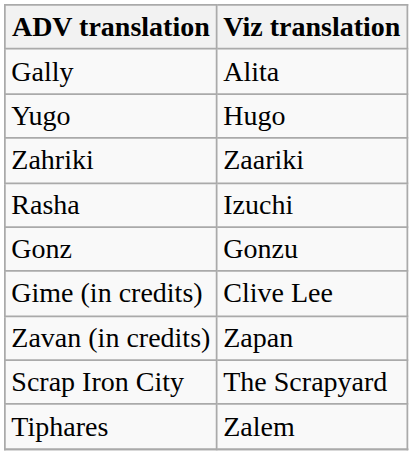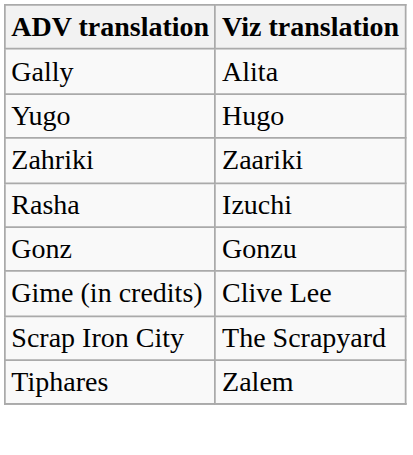- row: (111, 337)
